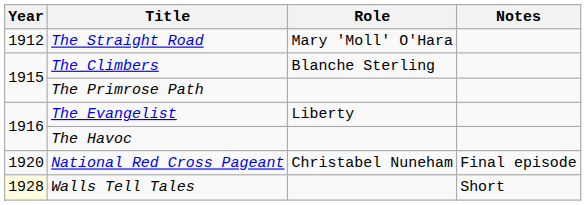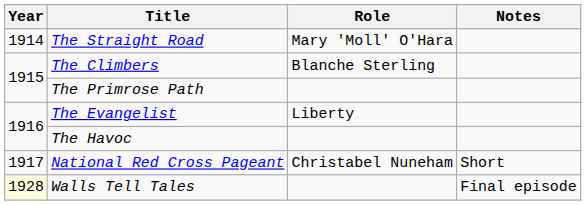(26, 41) 1912 -> (26, 41) 1914
(26, 163) 1920 -> (26, 163) 1917
(518, 163) Final episode -> (483, 163) Short
(483, 187) Short -> (518, 187) Final episode
